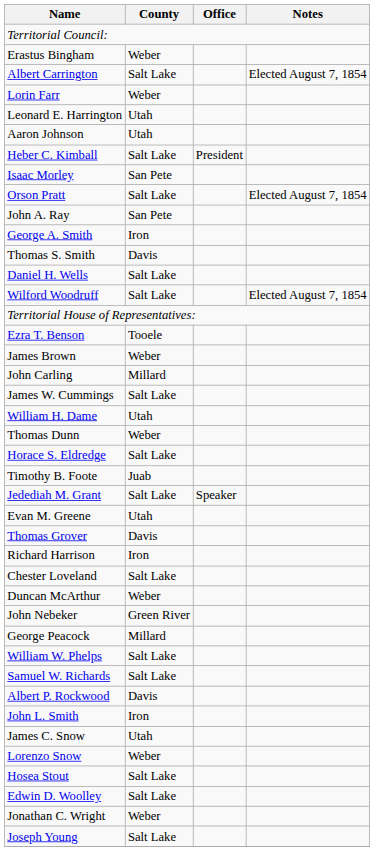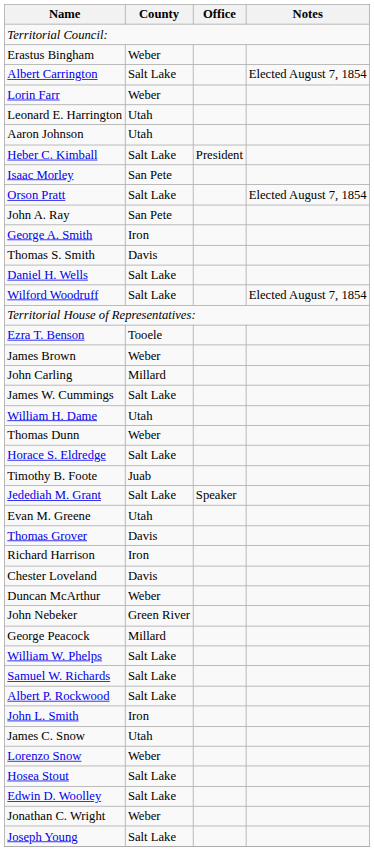(152, 575) Salt Lake -> (143, 575) Davis
(143, 696) Davis -> (152, 696) Salt Lake
